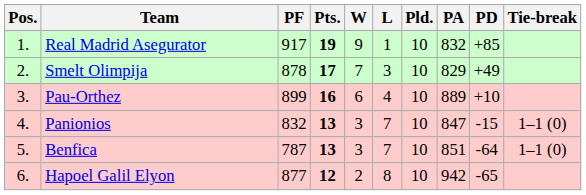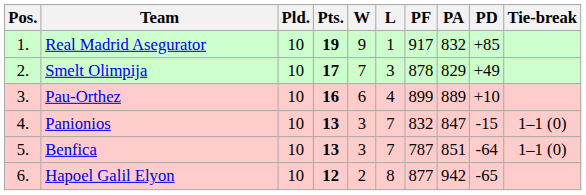columns swapped: (419, 17) <-> (294, 17)
